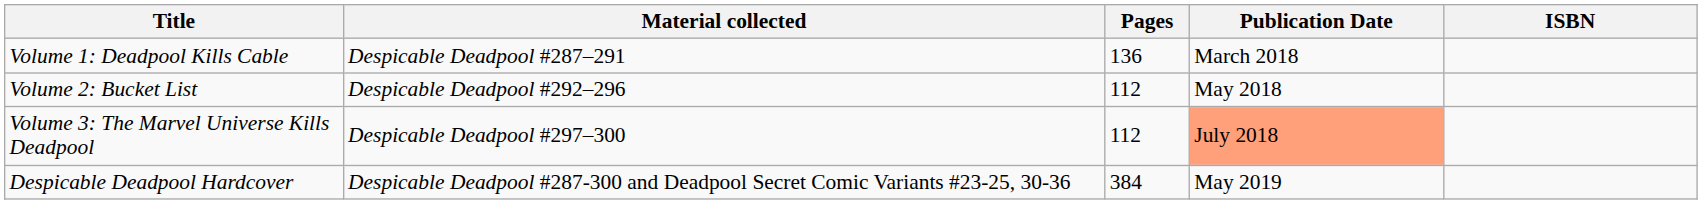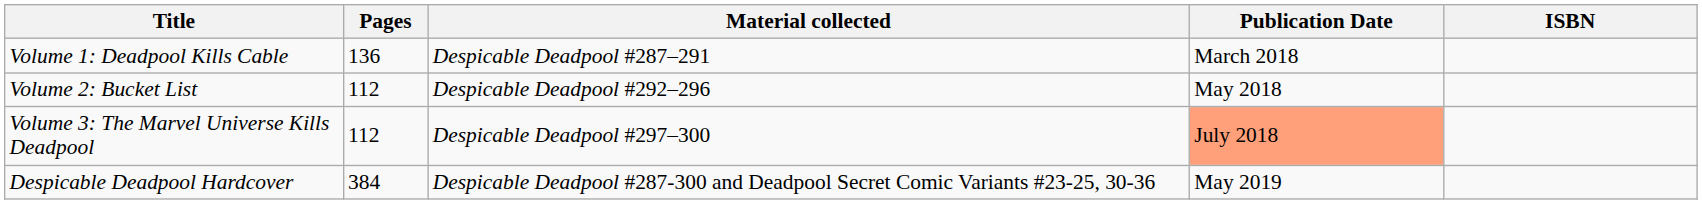columns swapped: (724, 21) <-> (1147, 21)
